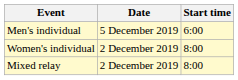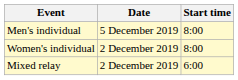(193, 30) 6:00 -> (193, 30) 8:00
(193, 65) 8:00 -> (193, 65) 6:00
